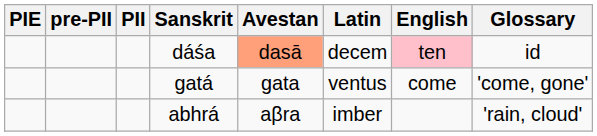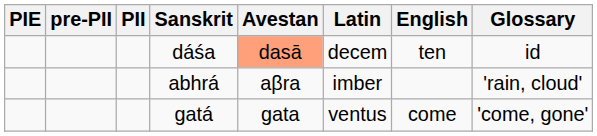(432, 51) pink background -> (432, 51) no background
rows swapped: (194, 83) <-> (194, 114)
